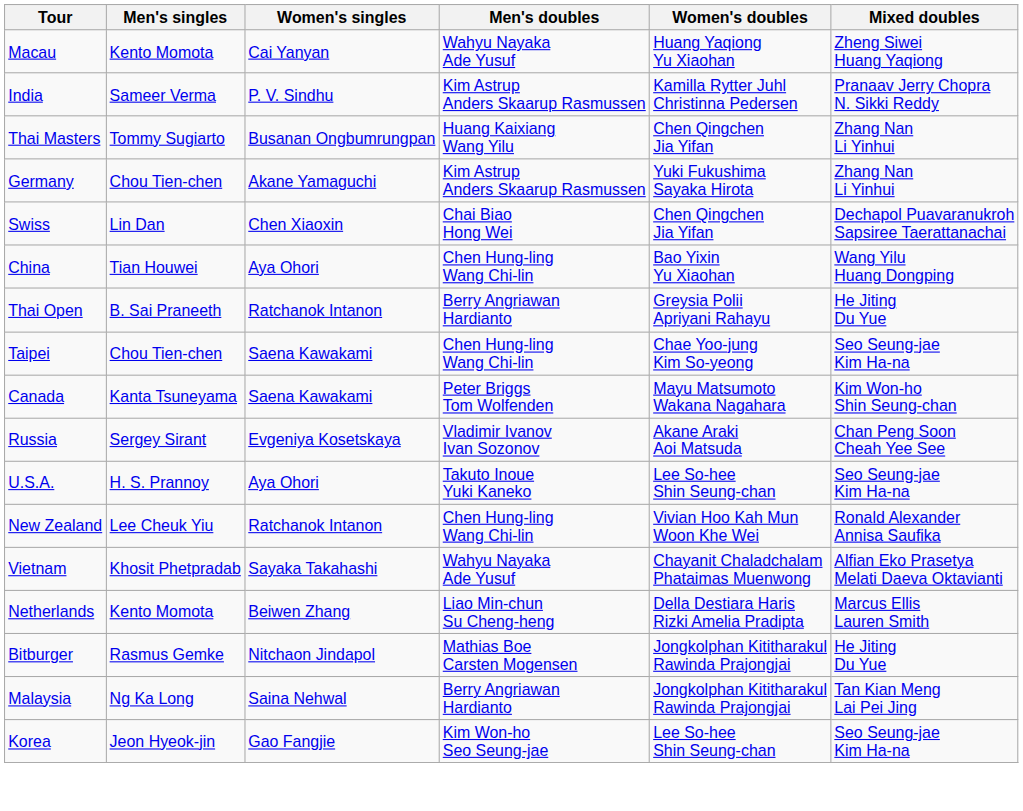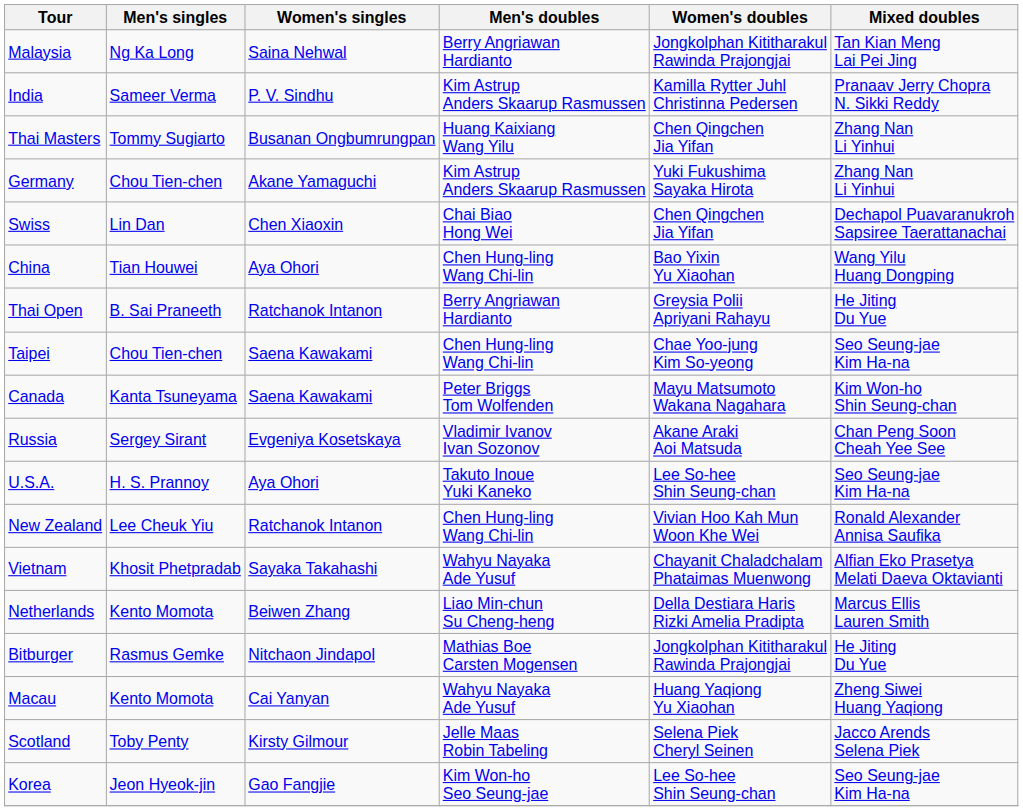rows swapped: (40, 698) <-> (32, 52)
+ row: (39, 741)
